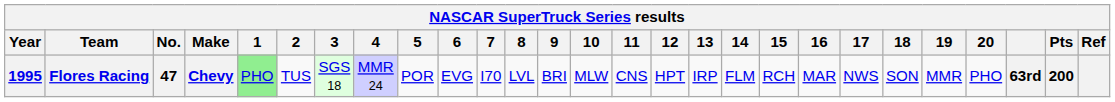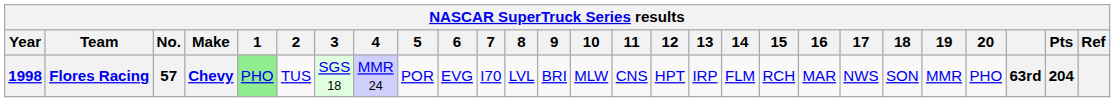(25, 76) 1995 -> (25, 76) 1998
(169, 76) 47 -> (169, 76) 57
(1061, 76) 200 -> (1061, 76) 204
